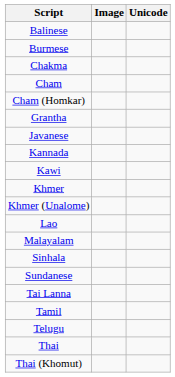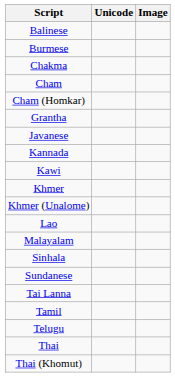columns swapped: (148, 13) <-> (109, 13)
